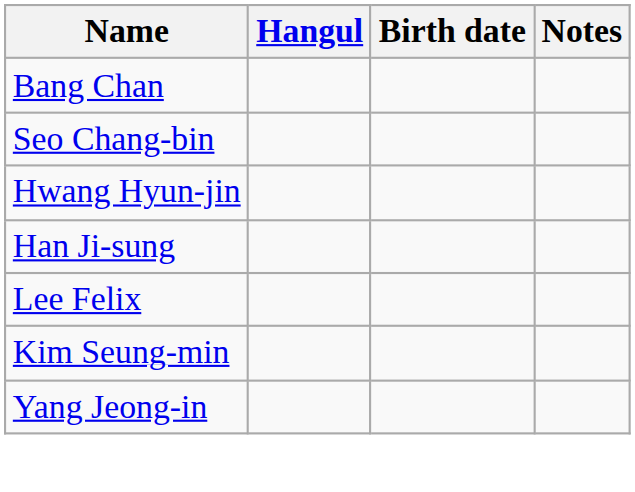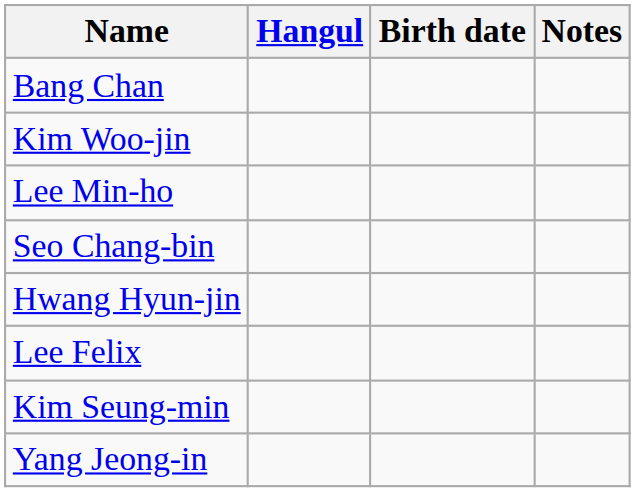+ row: (102, 138)
+ row: (93, 191)
- row: (94, 245)
